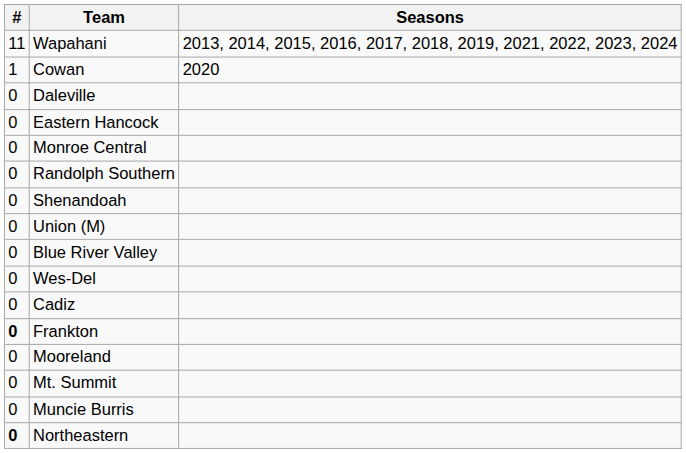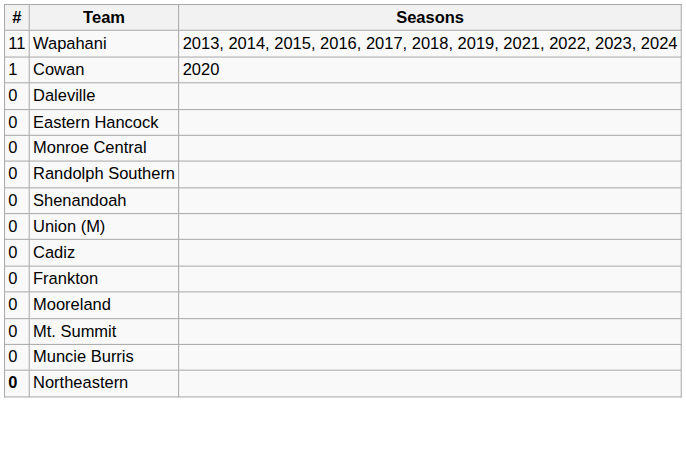- row: (95, 252)
- row: (64, 278)
(13, 331) bold -> (13, 278) normal
